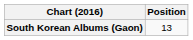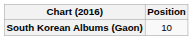(167, 27) 13 -> (167, 27) 10
